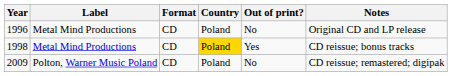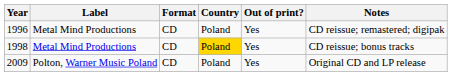(250, 29) No -> (252, 29) Yes
(367, 29) Original CD and LP release -> (377, 29) CD reissue; remastered; digipak
(250, 63) No -> (252, 63) Yes
(377, 63) CD reissue; remastered; digipak -> (367, 63) Original CD and LP release
